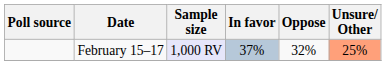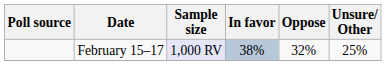(252, 50) 37% -> (252, 50) 38%
(355, 50) lightsalmon background -> (355, 50) no background
